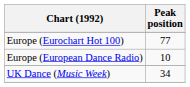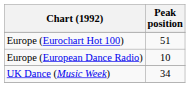(165, 40) 77 -> (165, 40) 51
